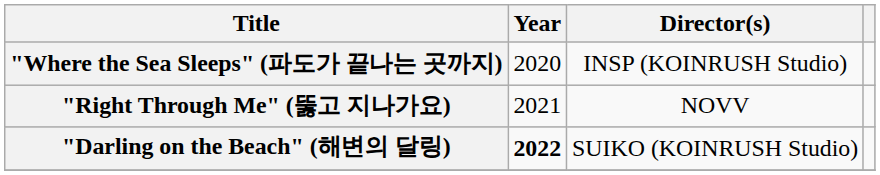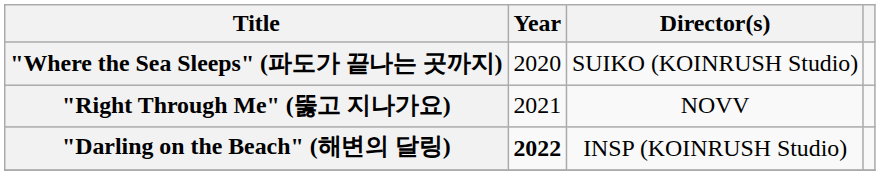(715, 63) INSP (KOINRUSH Studio) -> (715, 63) SUIKO (KOINRUSH Studio)
(715, 148) SUIKO (KOINRUSH Studio) -> (715, 148) INSP (KOINRUSH Studio)
